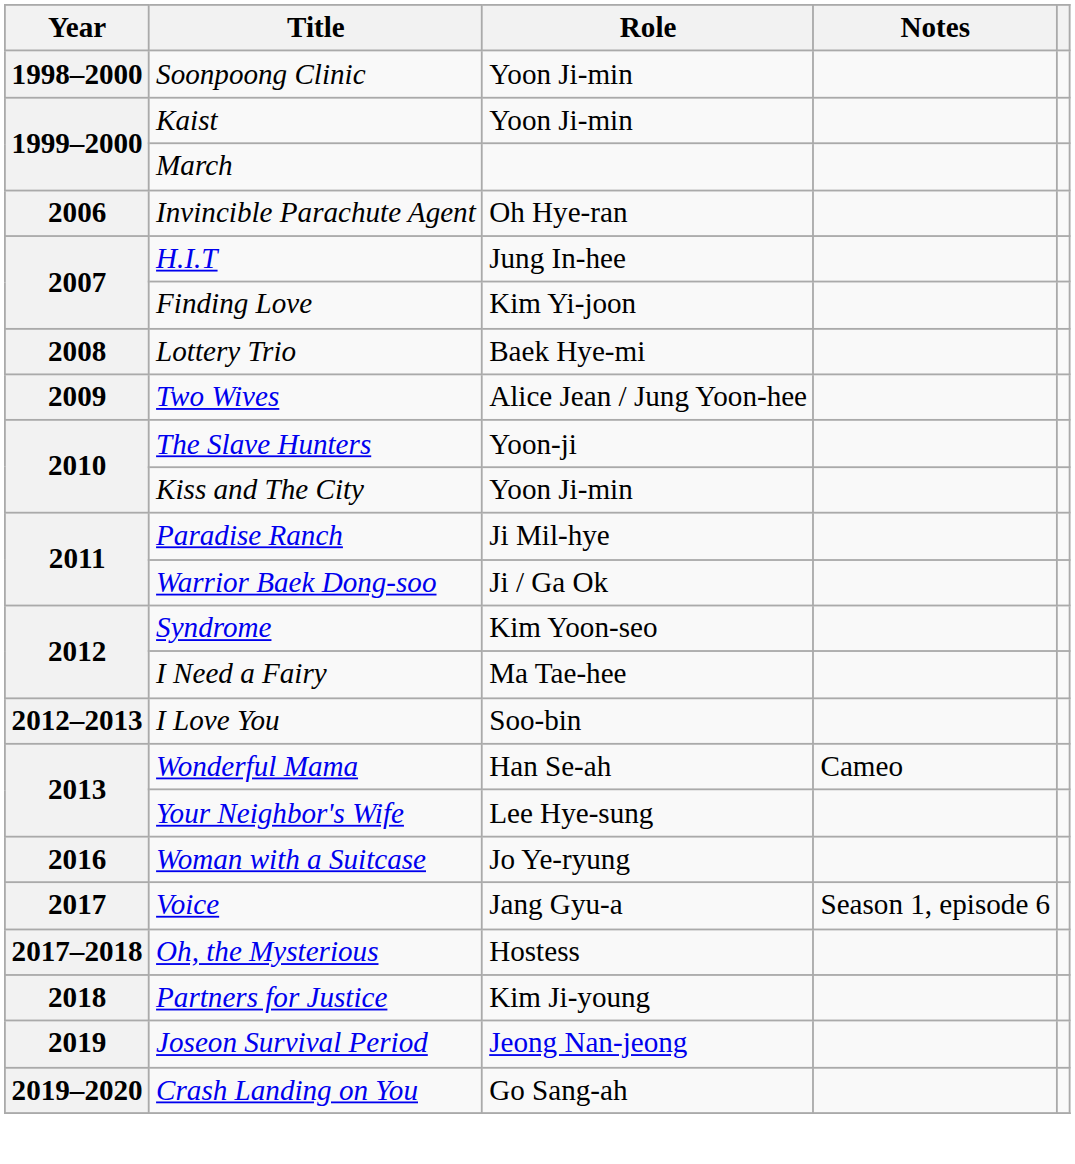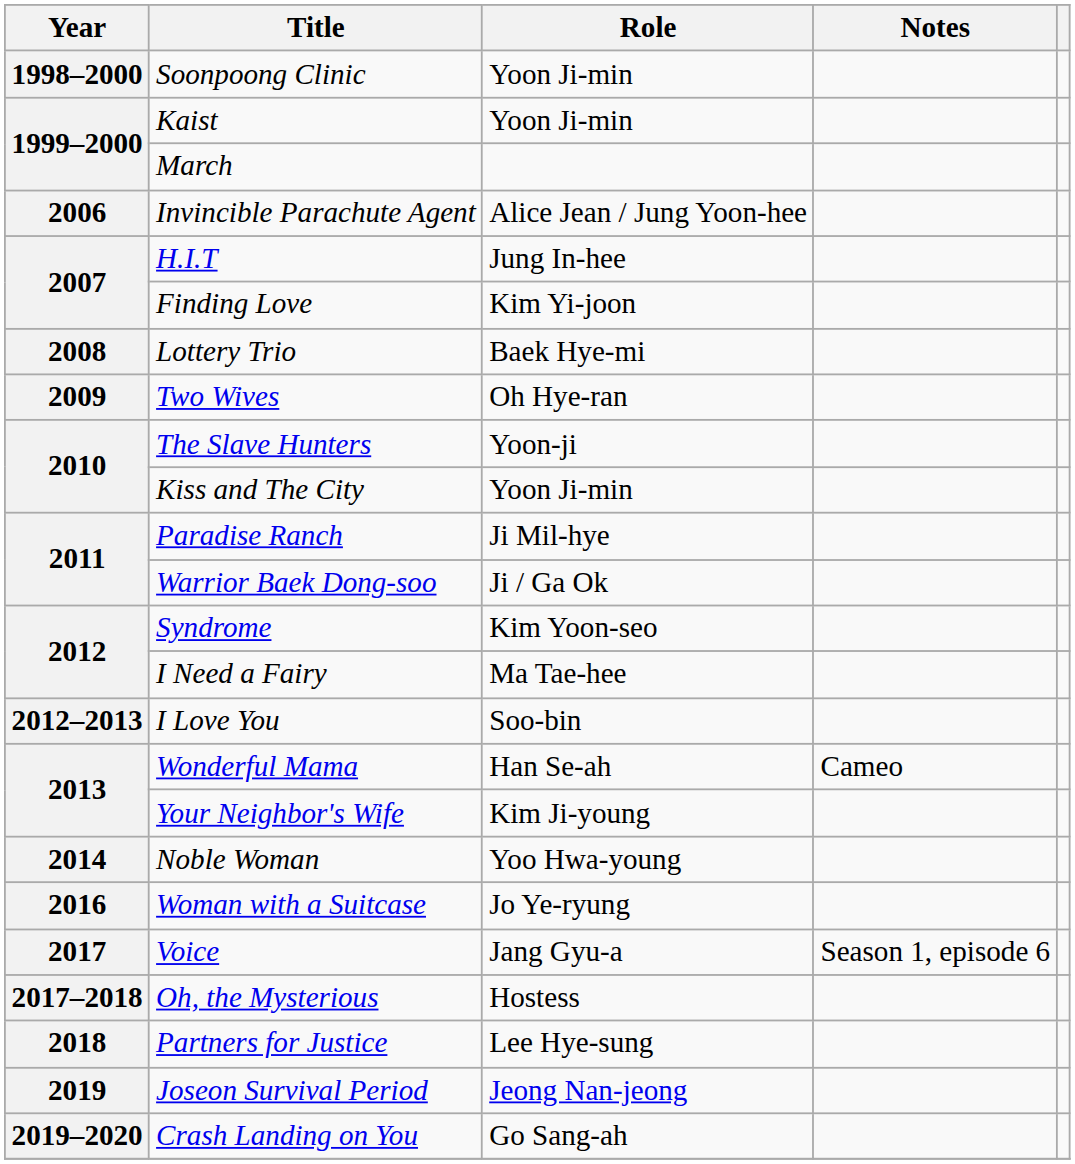(558, 212) Oh Hye-ran -> (648, 212) Alice Jean / Jung Yoon-hee
(648, 397) Alice Jean / Jung Yoon-hee -> (558, 397) Oh Hye-ran
(571, 812) Lee Hye-sung -> (570, 812) Kim Ji-young
+ row: (238, 858)
(570, 997) Kim Ji-young -> (571, 1043) Lee Hye-sung
